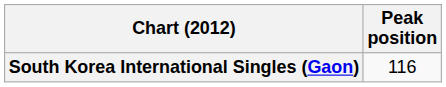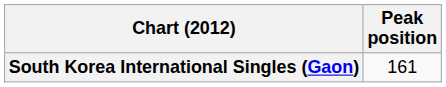(402, 67) 116 -> (402, 67) 161
